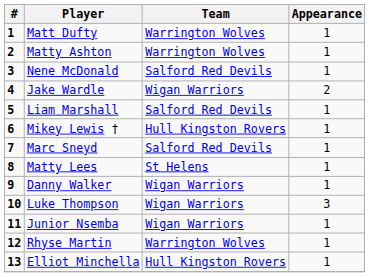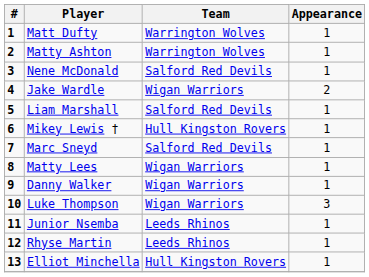(177, 167) St Helens -> (194, 167) Wigan Warriors
(194, 224) Wigan Warriors -> (187, 224) Leeds Rhinos
(205, 243) Warrington Wolves -> (187, 243) Leeds Rhinos
